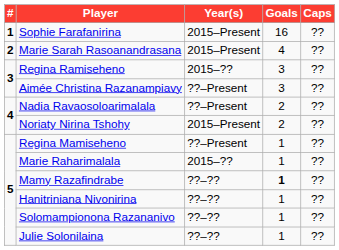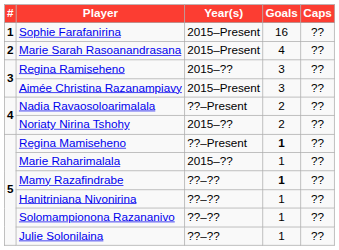(217, 87) ??–Present -> (224, 87) 2015–Present
(224, 124) 2015–Present -> (210, 124) 2015–??
(282, 143) normal -> (282, 143) bold
